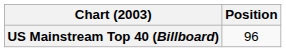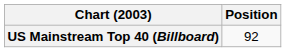(251, 36) 96 -> (251, 36) 92
